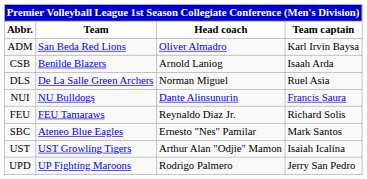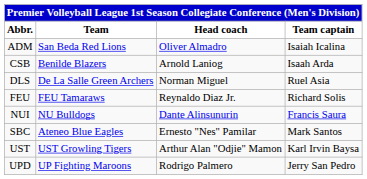(323, 47) Karl Irvin Baysa -> (316, 47) Isaiah Icalina
rows swapped: (20, 115) <-> (20, 98)
(316, 149) Isaiah Icalina -> (323, 149) Karl Irvin Baysa
